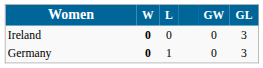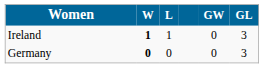(148, 34) 0 -> (148, 34) 1
(169, 34) 0 -> (169, 34) 1
(169, 53) 1 -> (169, 53) 0
